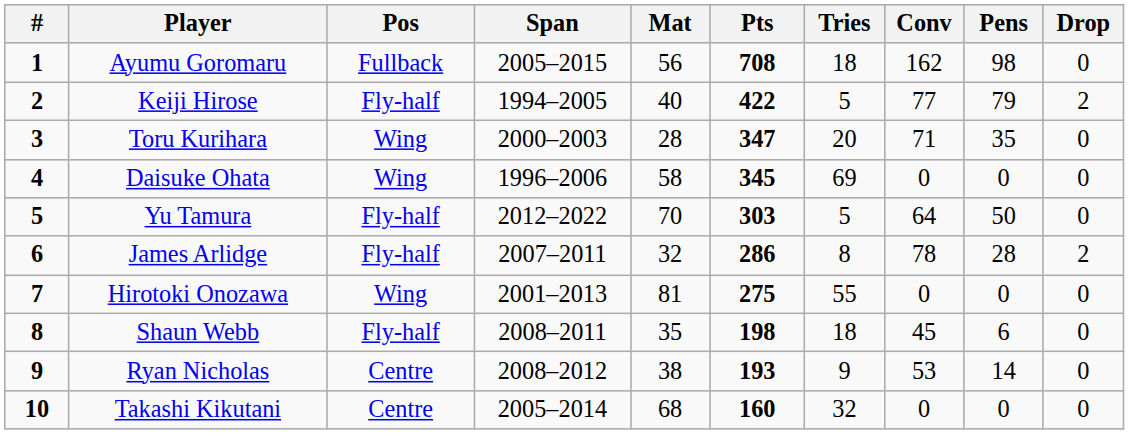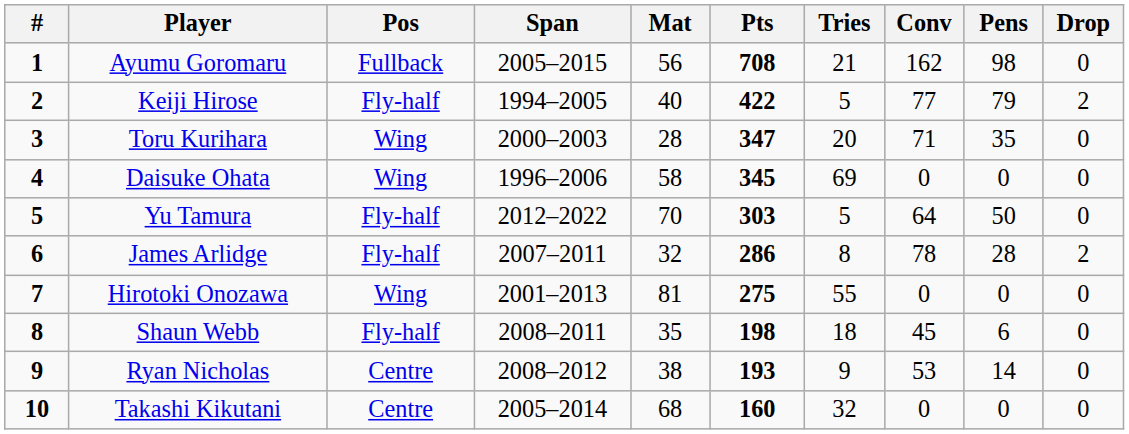(844, 62) 18 -> (844, 62) 21
